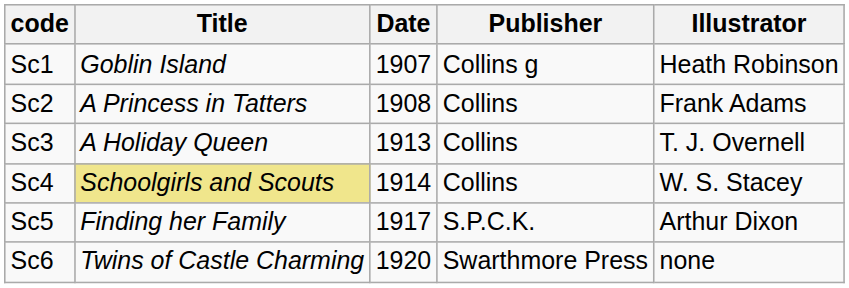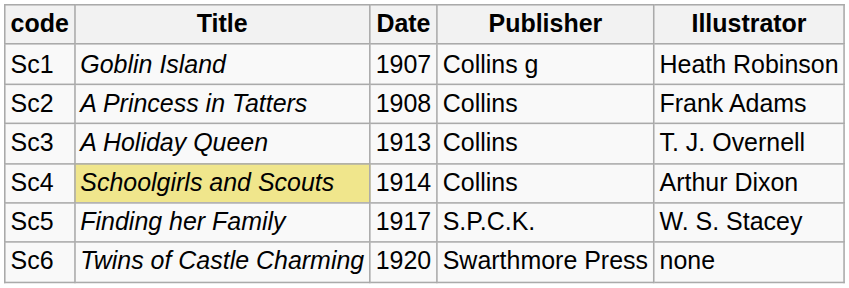(731, 182) W. S. Stacey -> (729, 182) Arthur Dixon
(729, 222) Arthur Dixon -> (731, 222) W. S. Stacey
